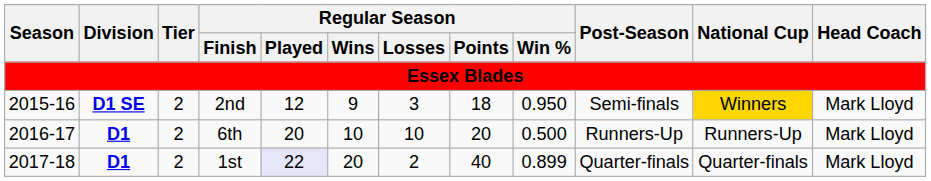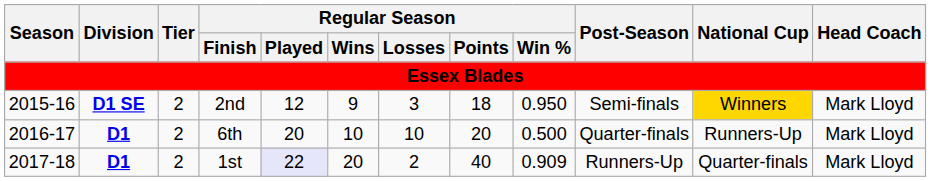(634, 133) Runners-Up -> (634, 133) Quarter-finals
(544, 162) 0.899 -> (544, 162) 0.909
(634, 162) Quarter-finals -> (634, 162) Runners-Up
